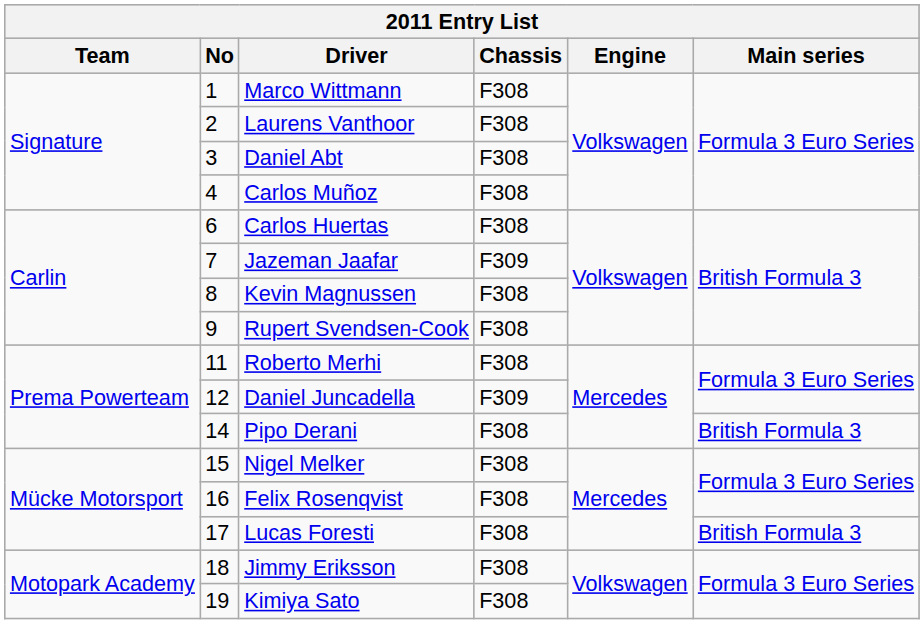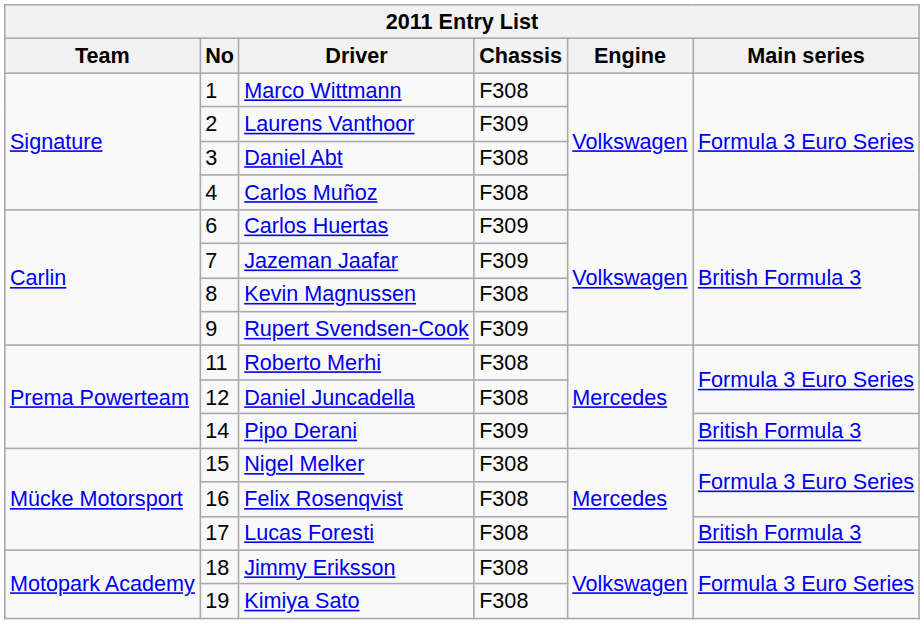(504, 124) F308 -> (504, 124) F309
(504, 226) F308 -> (504, 226) F309
(504, 328) F308 -> (504, 328) F309
(504, 396) F309 -> (504, 396) F308
(504, 430) F308 -> (504, 430) F309
